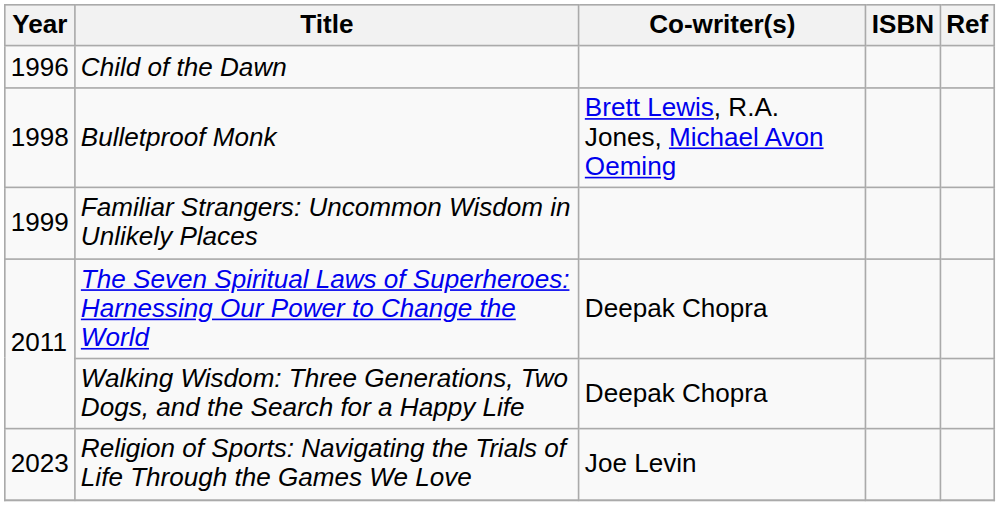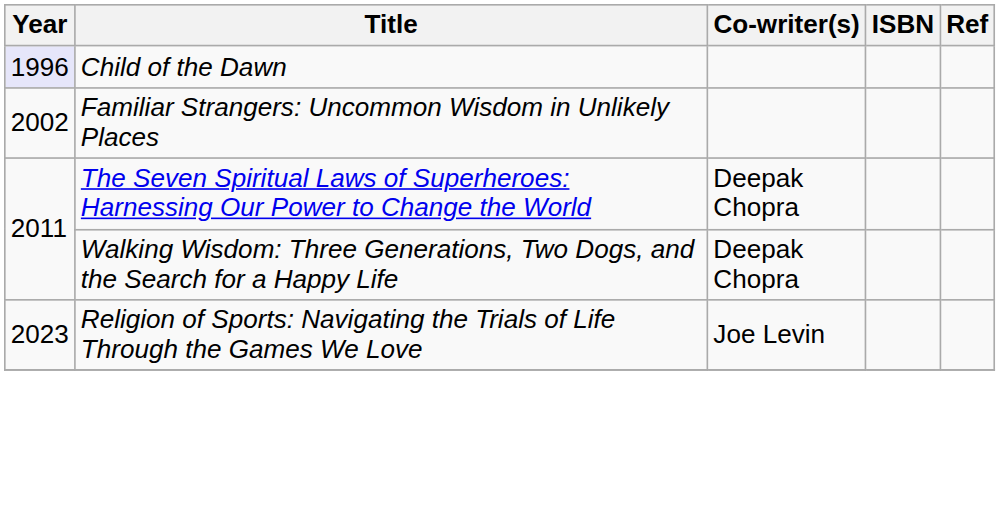(40, 66) no background -> (40, 66) lavender background
- row: (179, 137)
(40, 222) 1999 -> (40, 122) 2002
